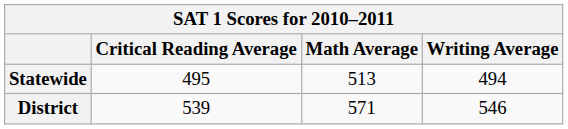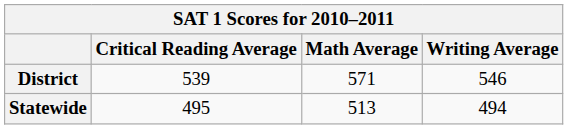rows swapped: (48, 108) <-> (48, 78)
